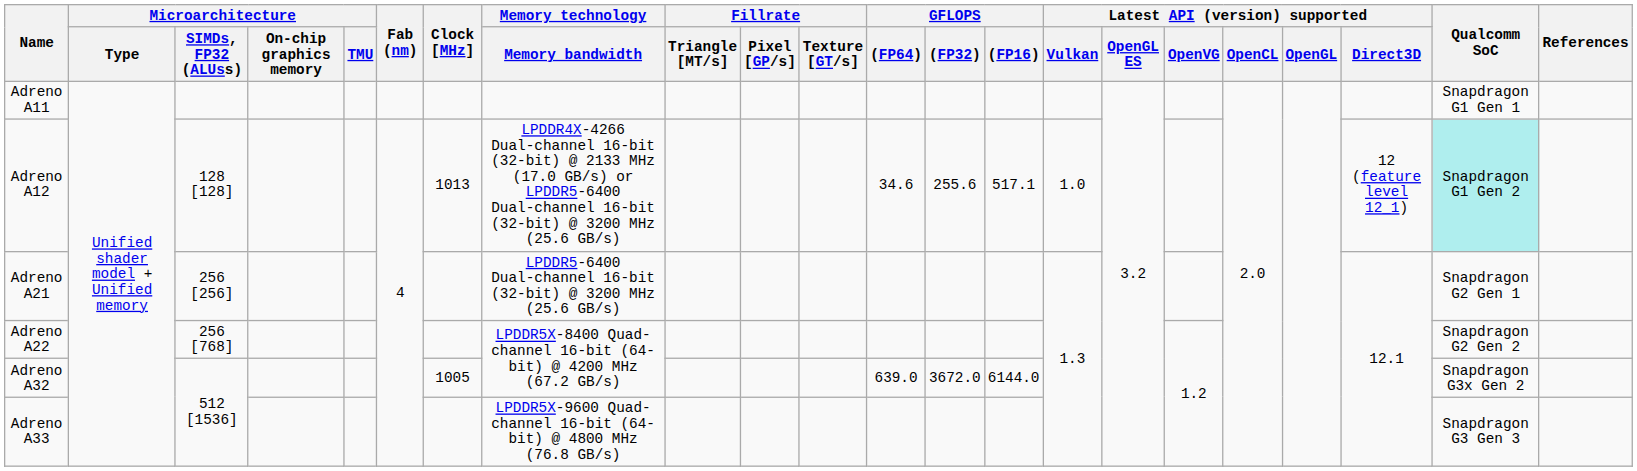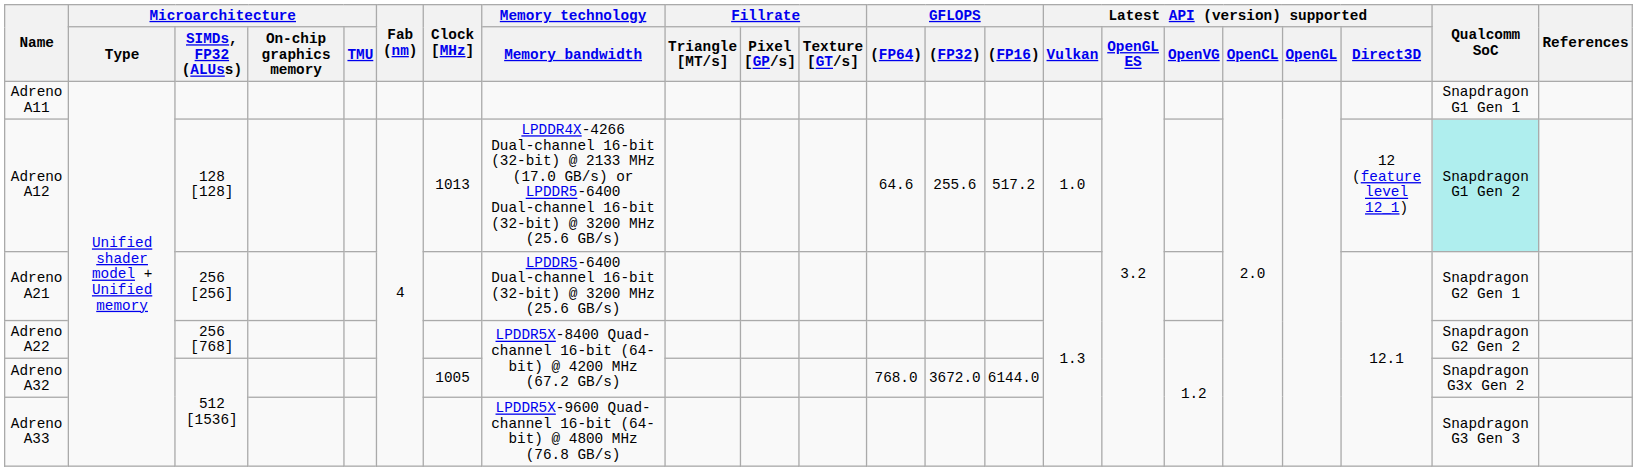(896, 185) 34.6 -> (896, 185) 64.6
(1014, 185) 517.1 -> (1014, 185) 517.2
(896, 378) 639.0 -> (896, 378) 768.0
